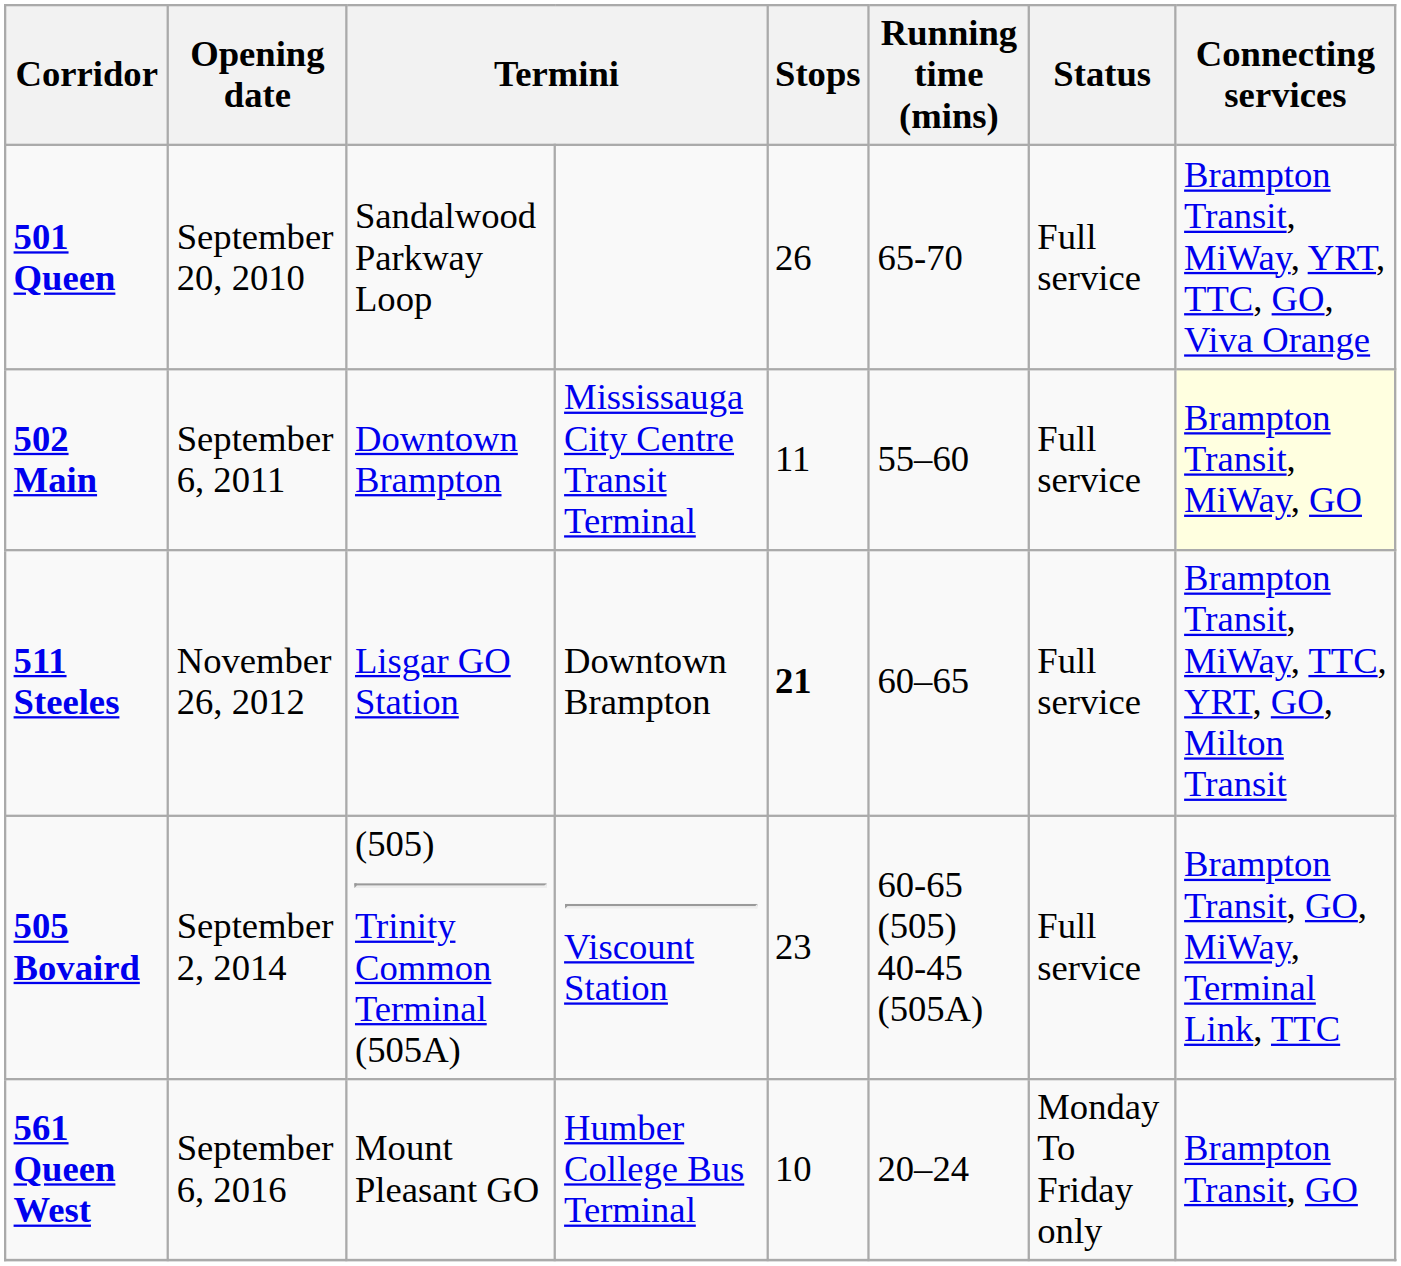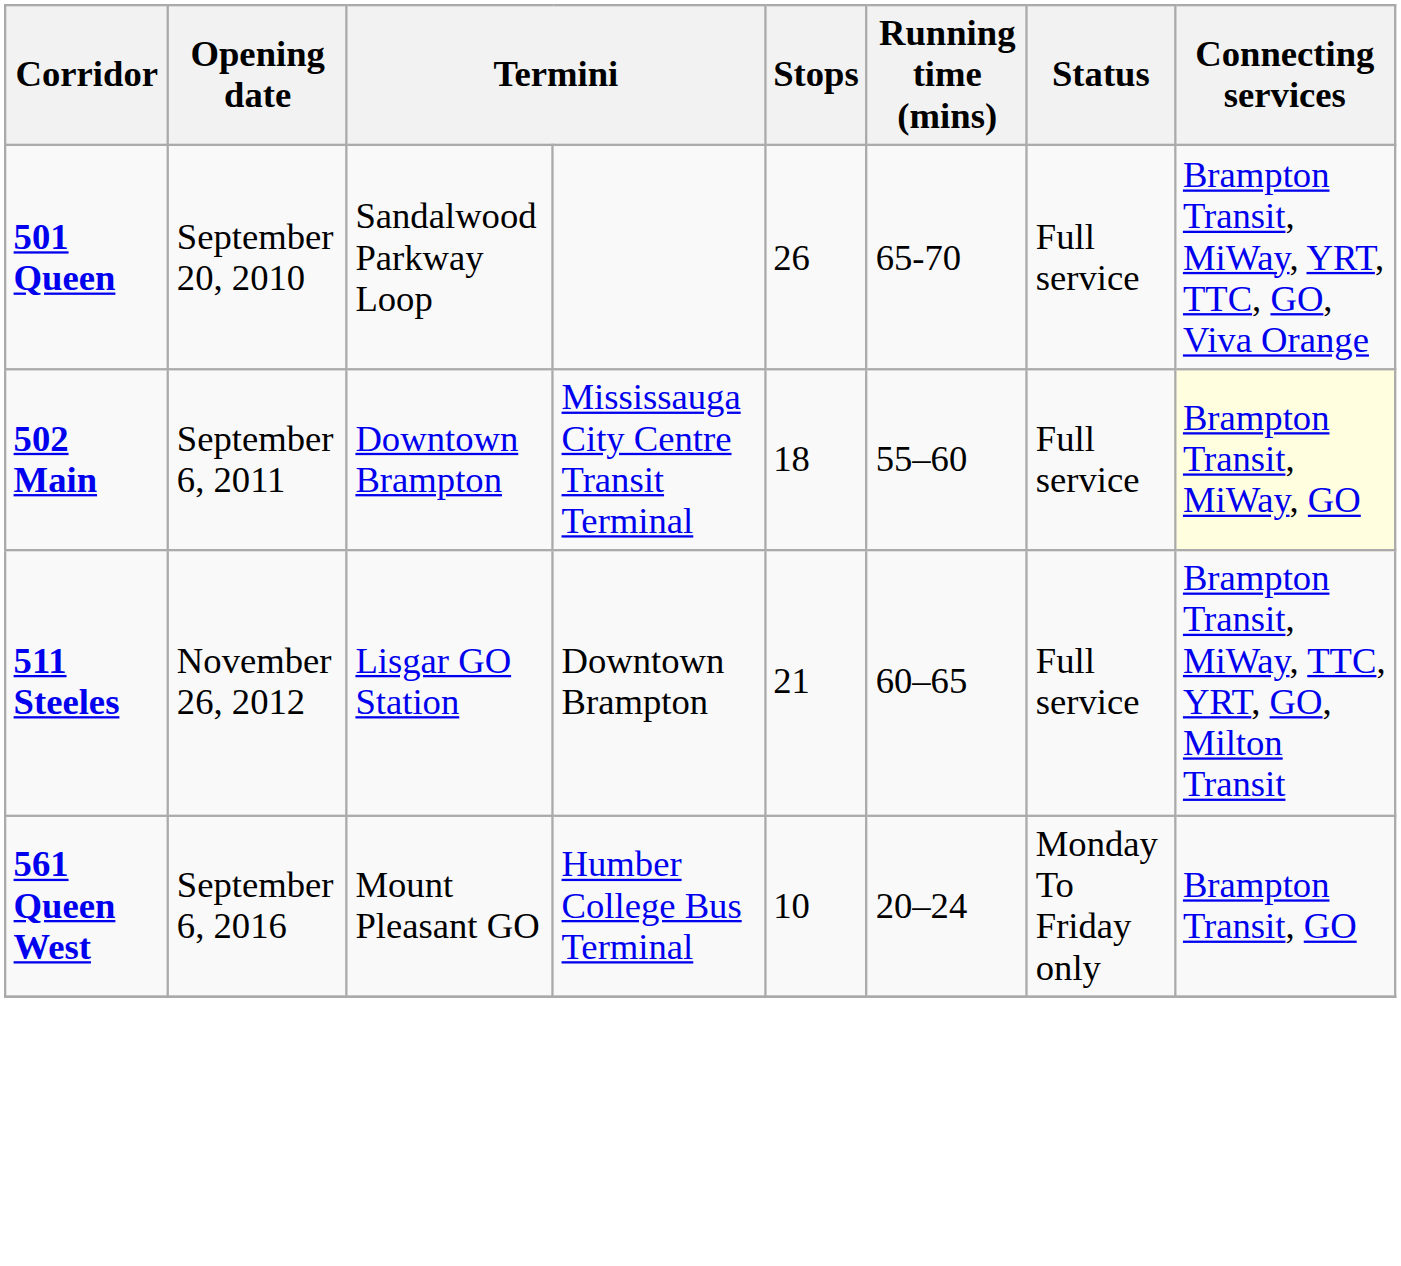(793, 458) 11 -> (792, 458) 18
(793, 681) bold -> (792, 681) normal
- row: (77, 946)
